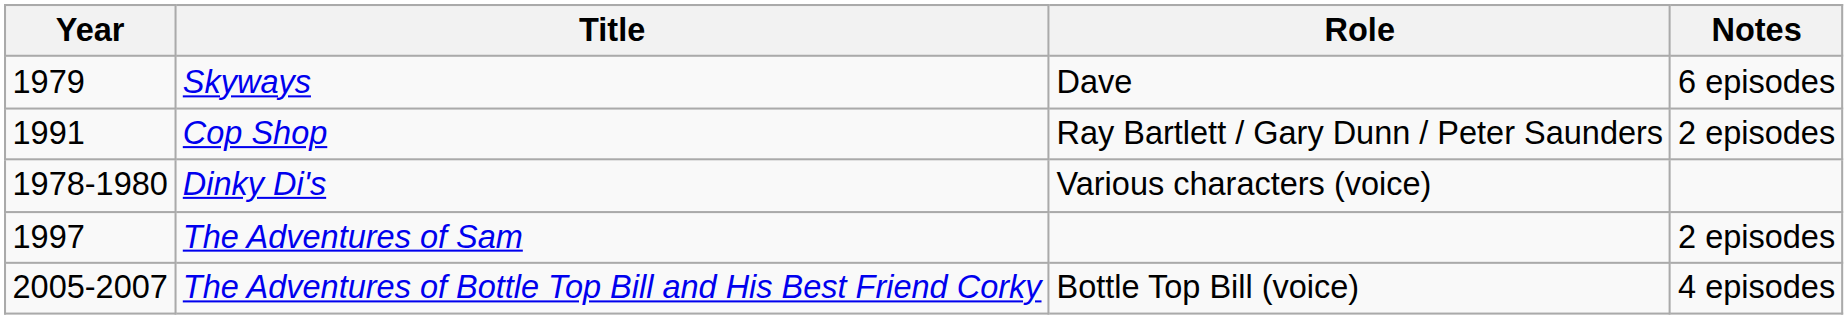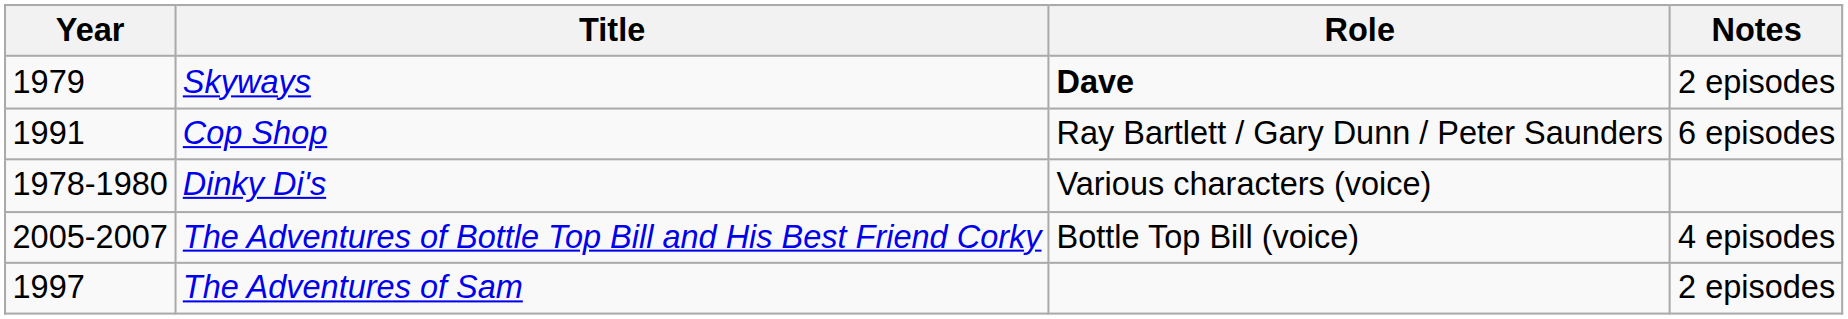(1094, 81) normal -> (1095, 81) bold
(1757, 81) 6 episodes -> (1757, 81) 2 episodes
(1757, 133) 2 episodes -> (1757, 133) 6 episodes
rows swapped: (353, 236) <-> (612, 287)
